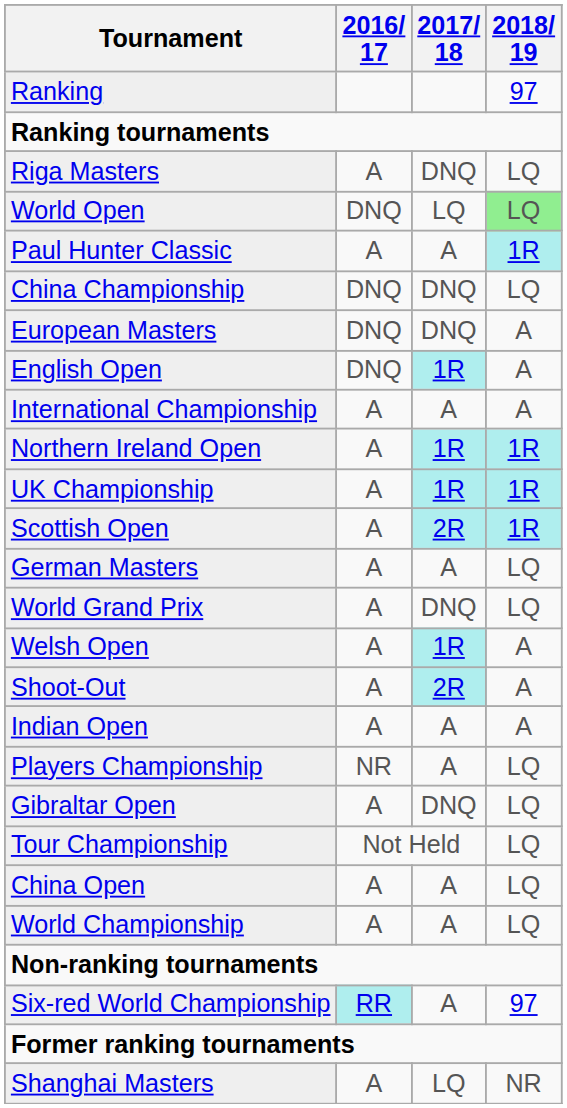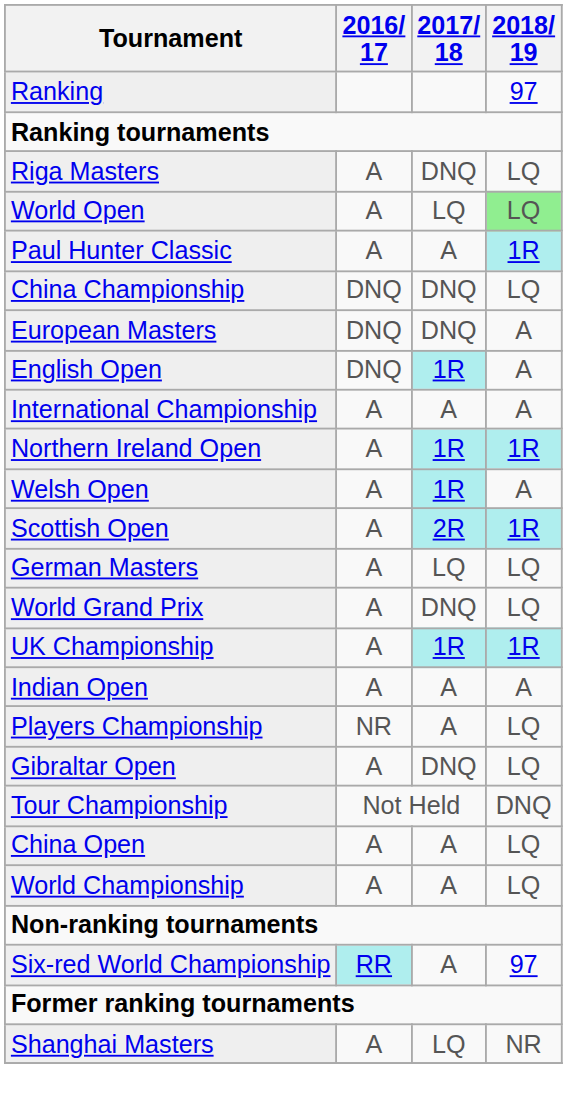(374, 211) DNQ -> (374, 211) A
rows swapped: (112, 488) <-> (80, 647)
(449, 568) A -> (449, 568) LQ
- row: (68, 687)
(524, 845) LQ -> (524, 806) DNQ
